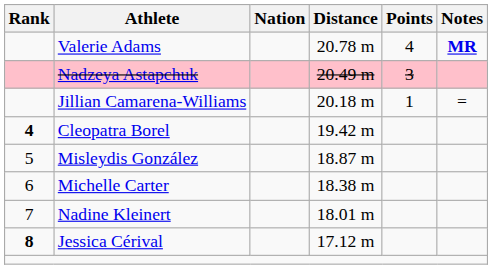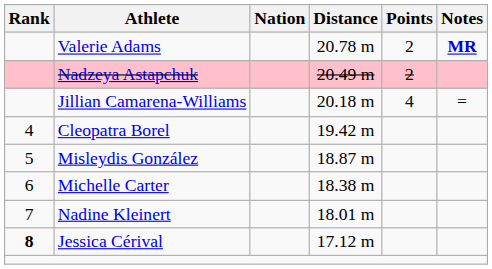(409, 46) 4 -> (409, 46) 2
(409, 74) 3 -> (409, 74) 2
(409, 102) 1 -> (409, 102) 4
(29, 130) bold -> (29, 130) normal
